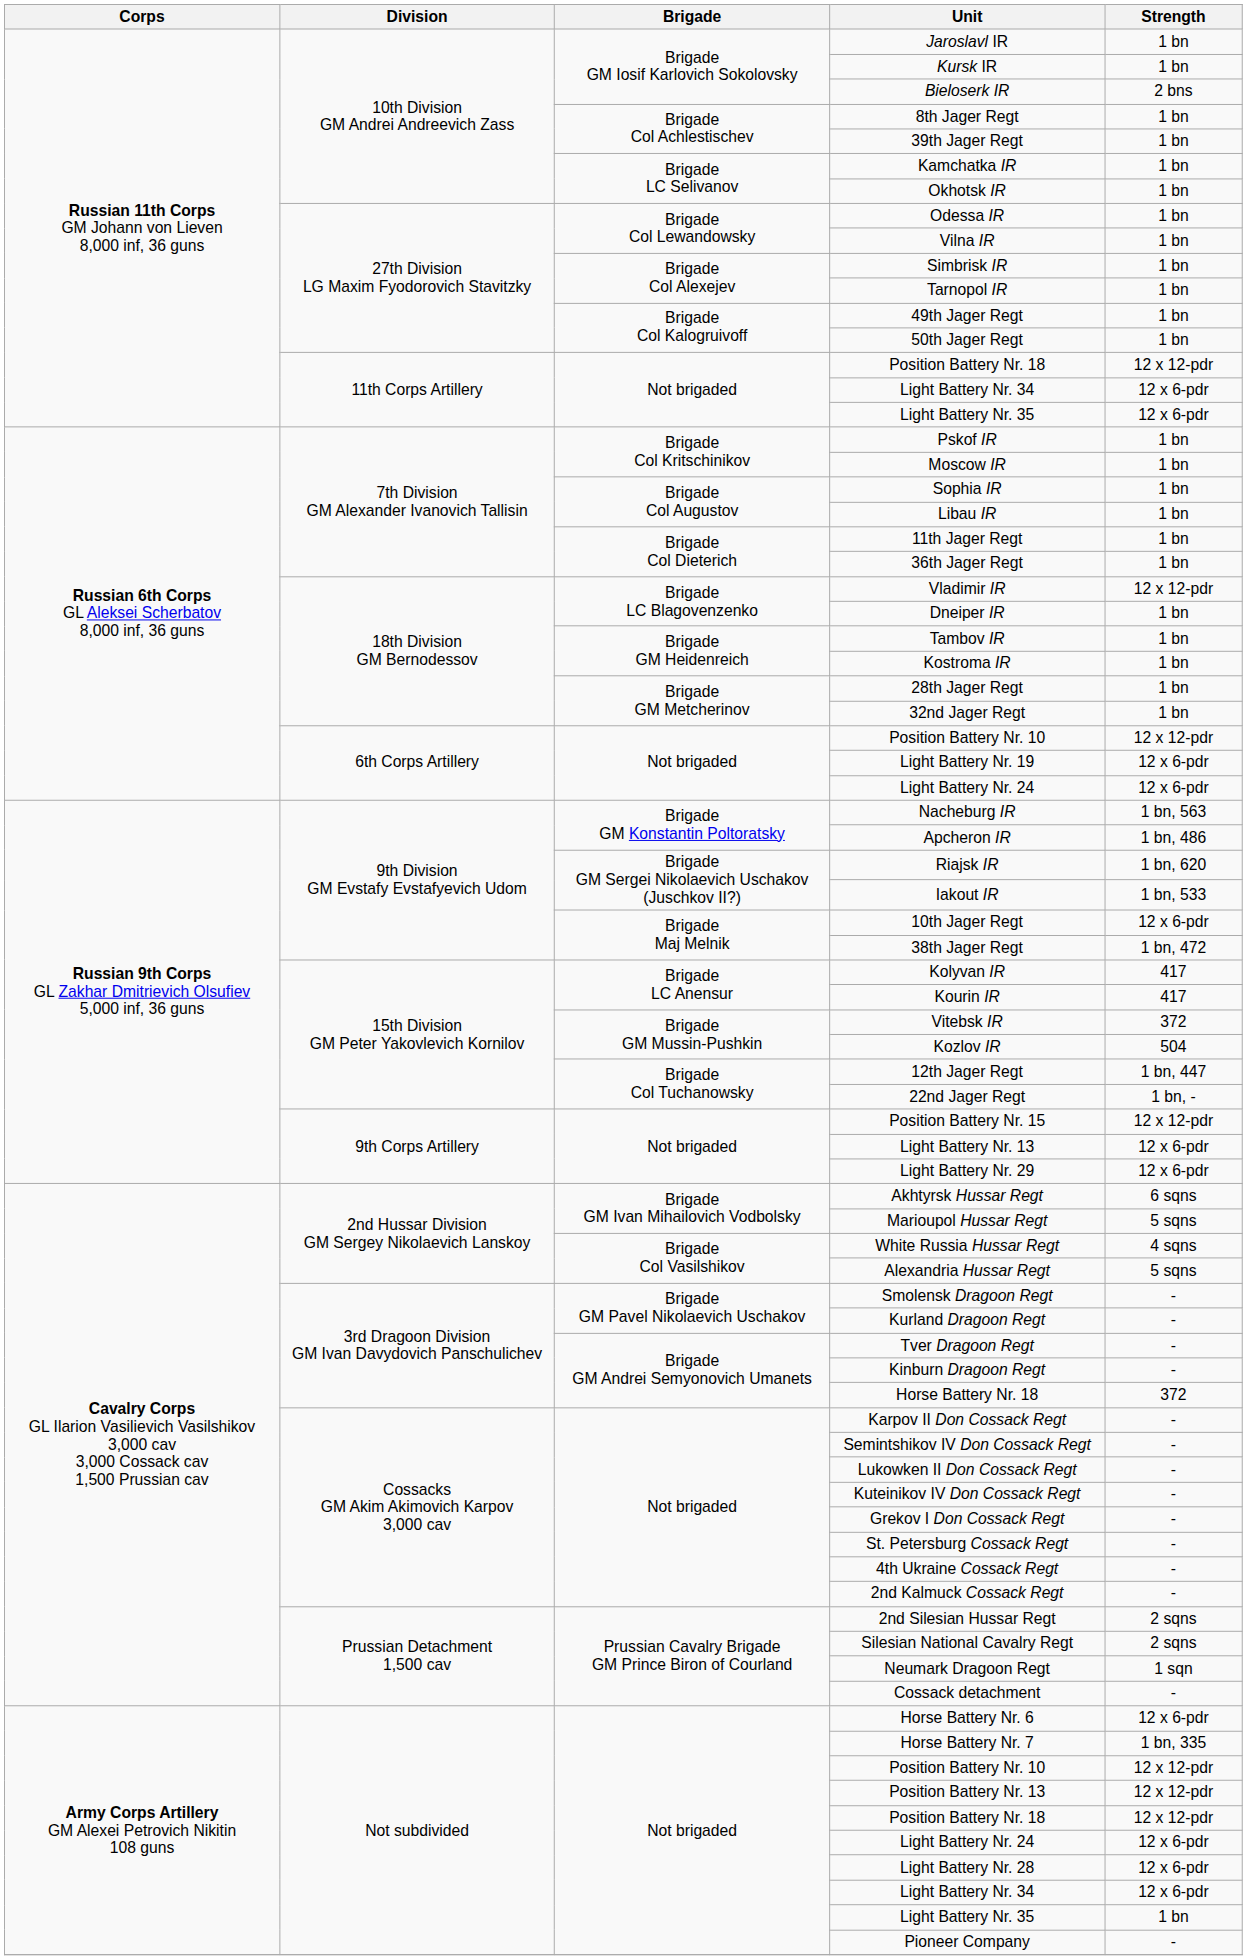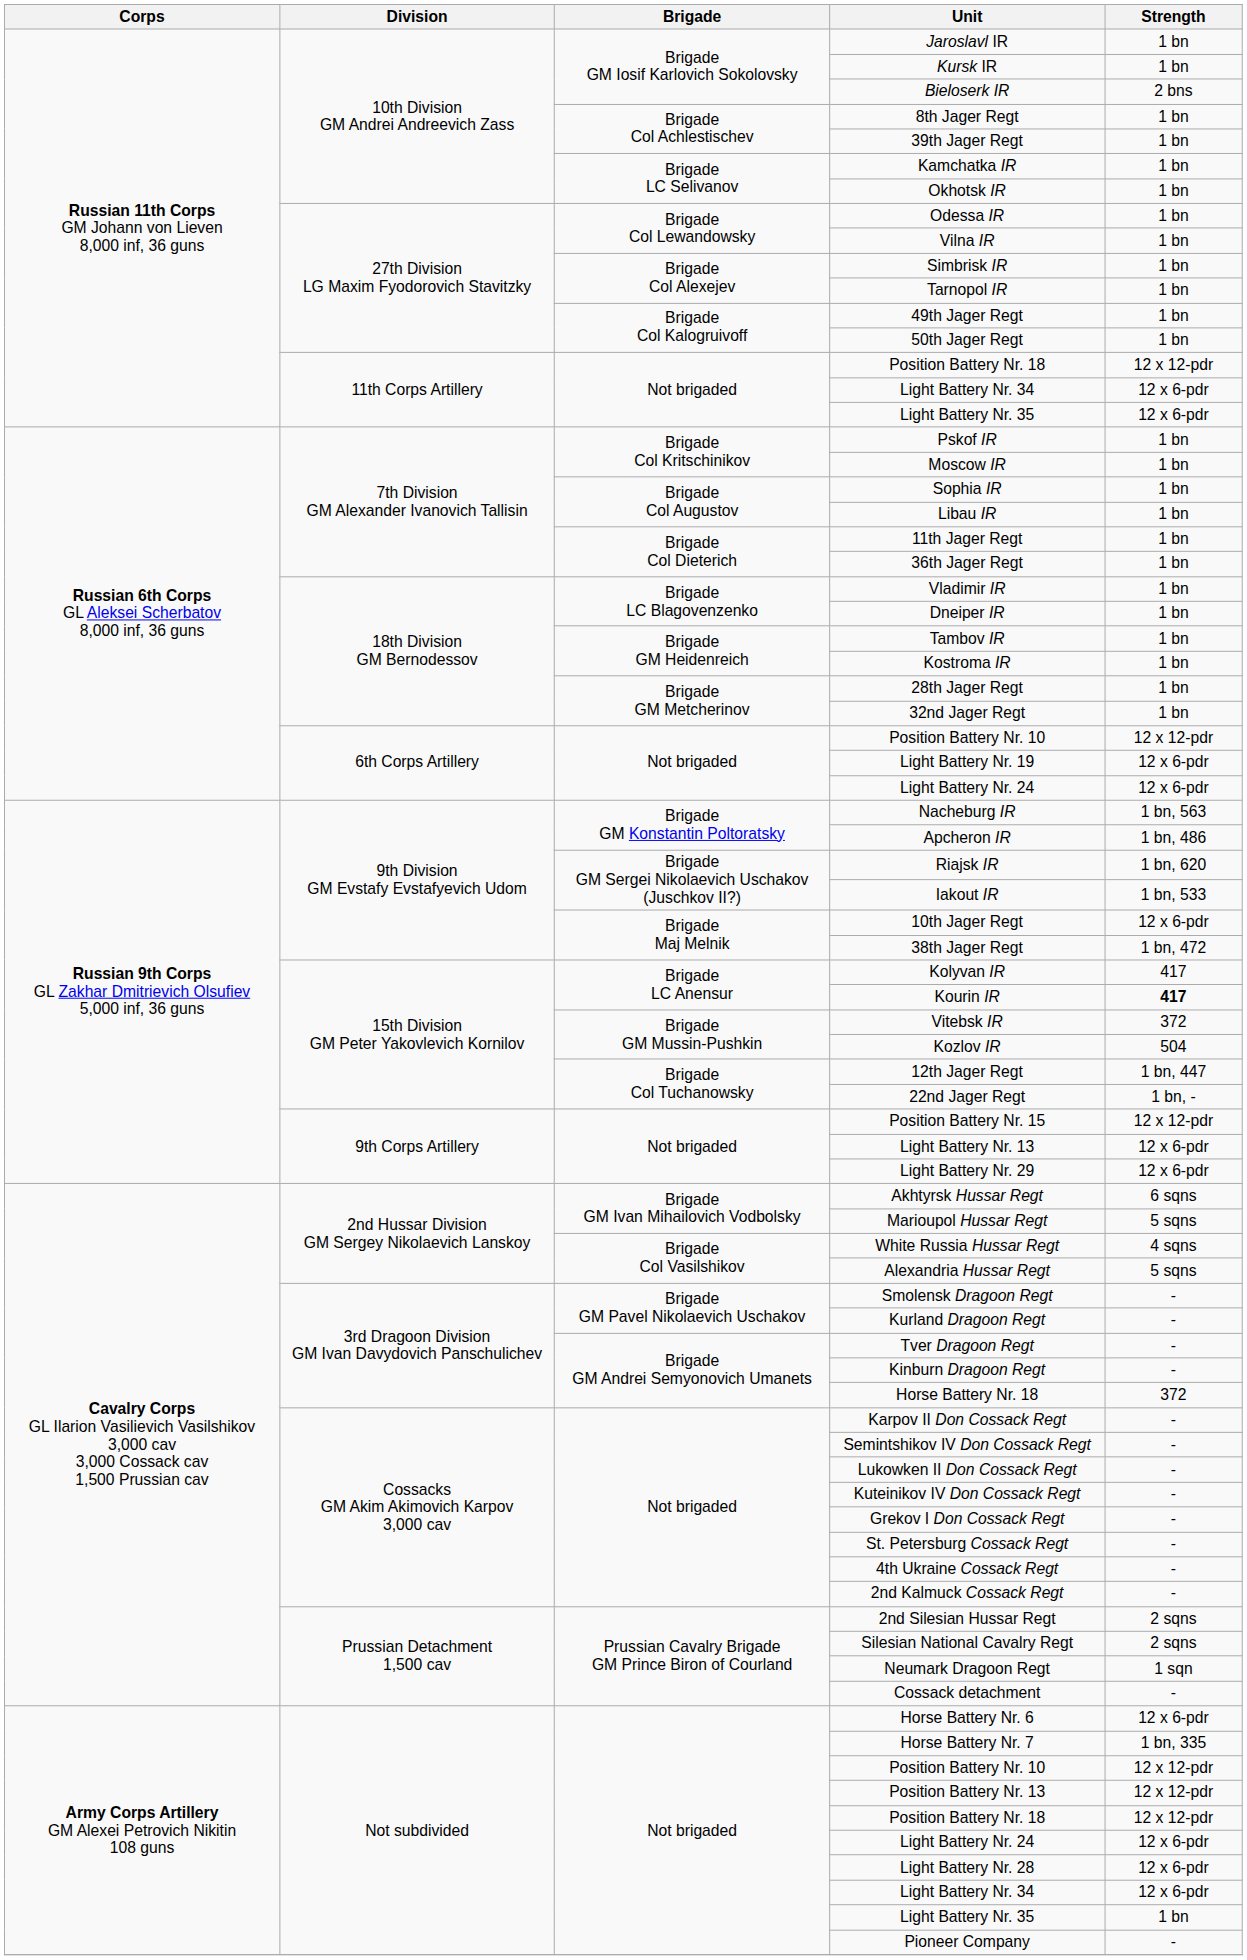(1173, 588) 12 x 12-pdr -> (1173, 588) 1 bn
(1173, 997) normal -> (1173, 997) bold
